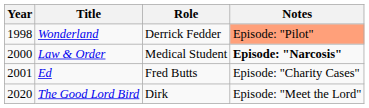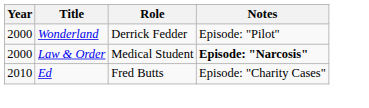(20, 34) 1998 -> (20, 34) 2000
(273, 34) lightsalmon background -> (239, 34) no background
(20, 73) 2001 -> (20, 73) 2010
- row: (89, 93)
